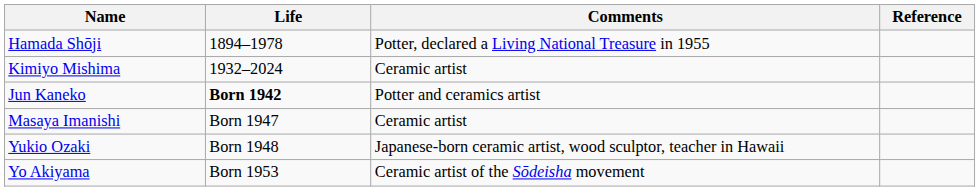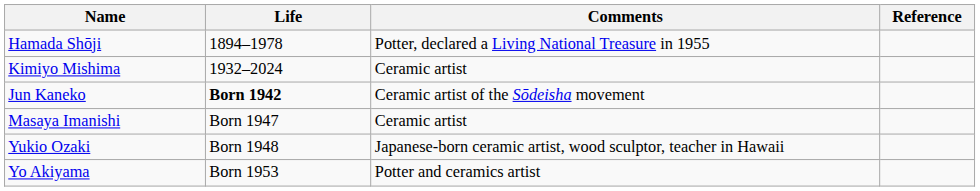(458, 95) Potter and ceramics artist -> (510, 95) Ceramic artist of the Sōdeisha movement
(510, 172) Ceramic artist of the Sōdeisha movement -> (458, 172) Potter and ceramics artist
